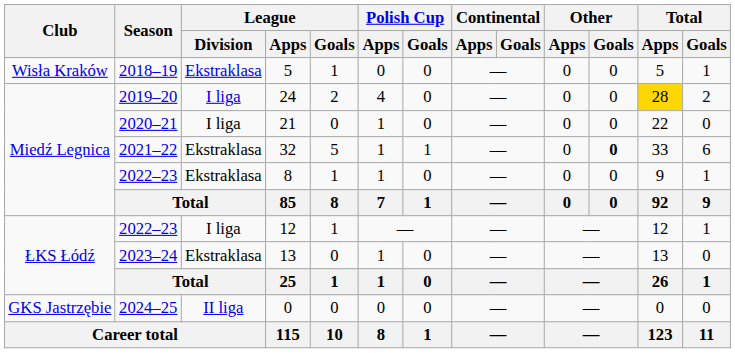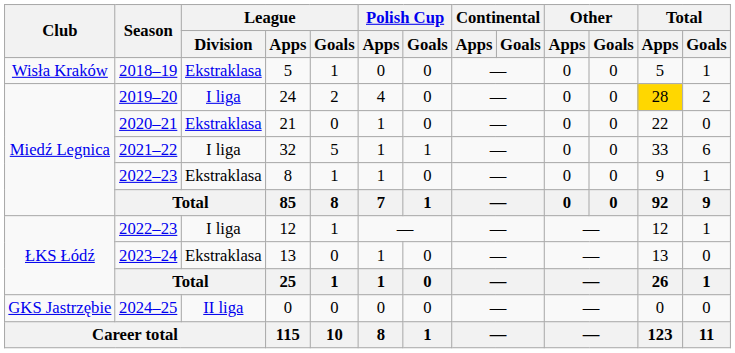(223, 123) I liga -> (223, 123) Ekstraklasa
(223, 149) Ekstraklasa -> (223, 149) I liga
(613, 149) bold -> (613, 149) normal
